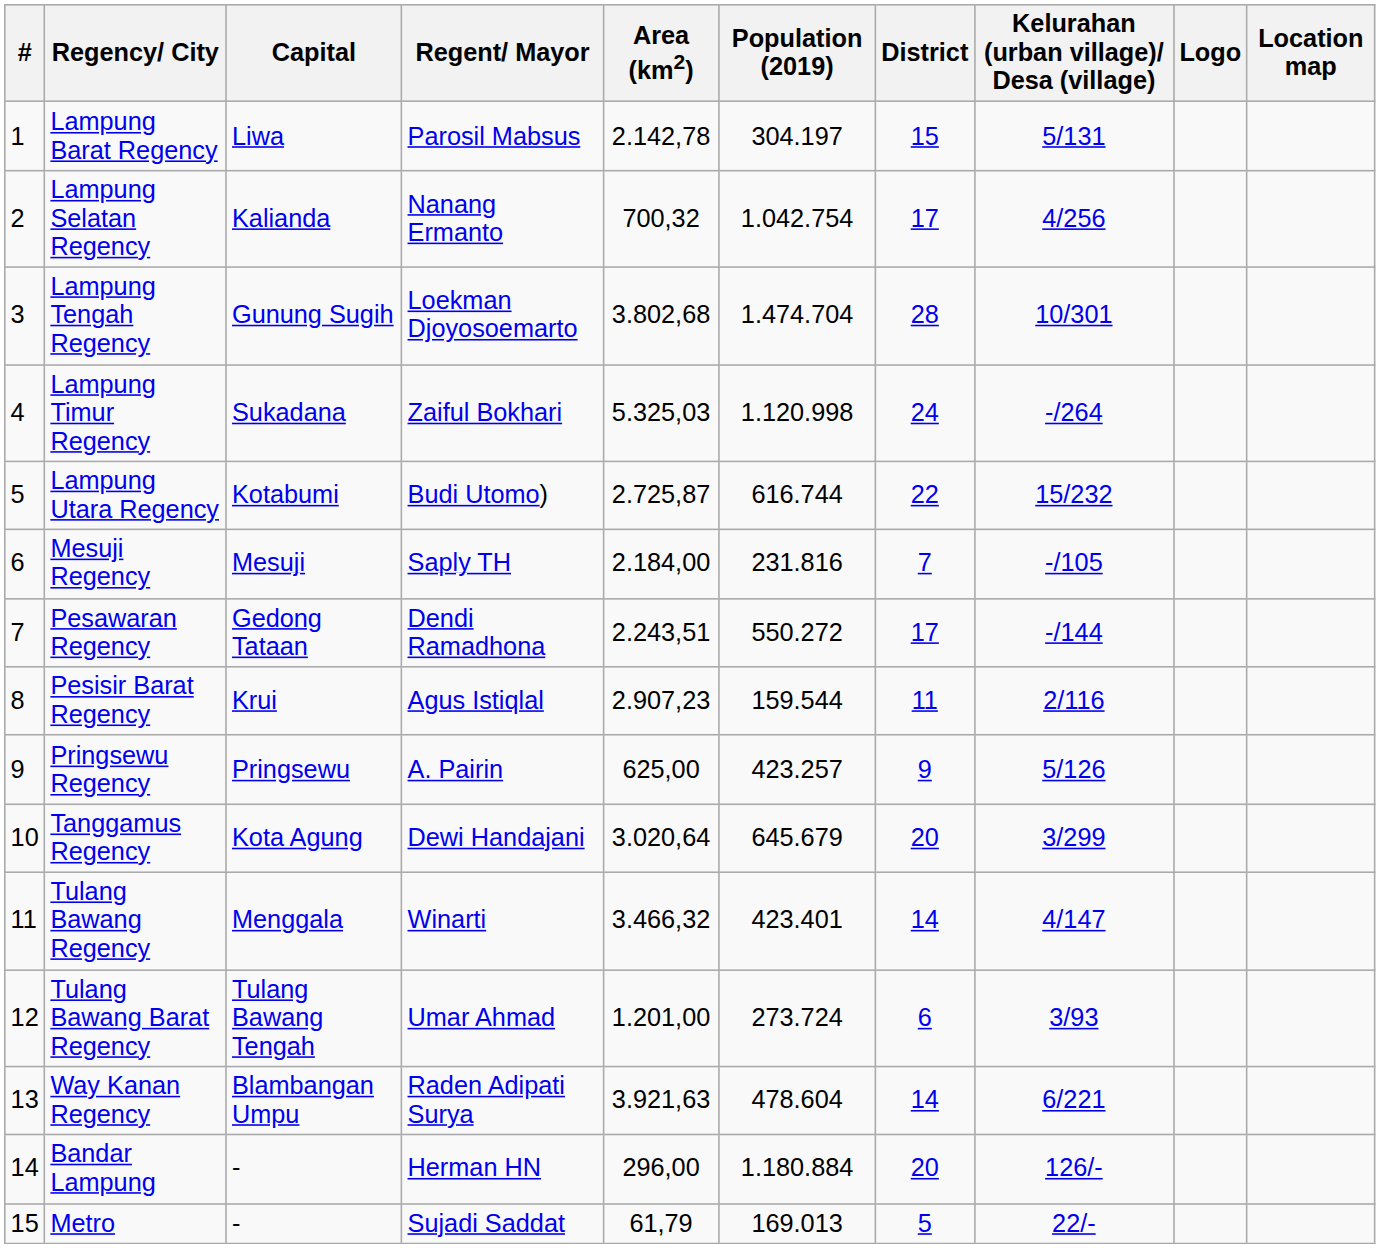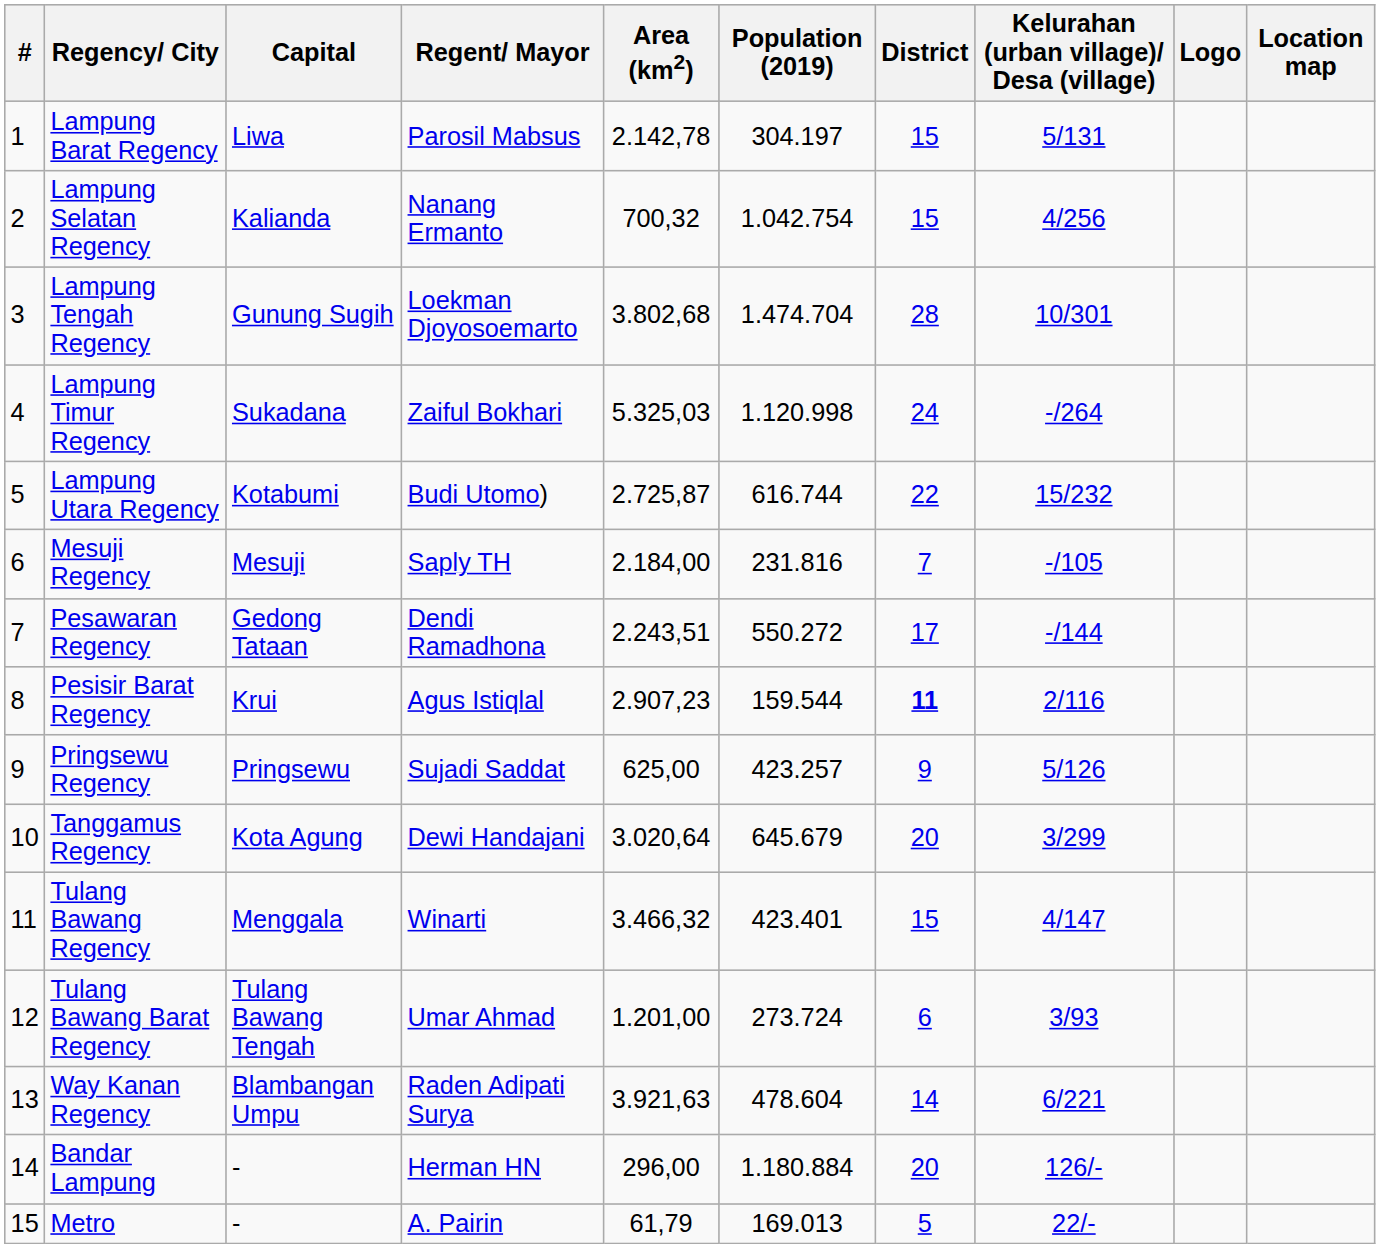(925, 218) 17 -> (925, 218) 15
(925, 700) normal -> (925, 700) bold
(455, 769) A. Pairin -> (486, 769) Sujadi Saddat
(925, 920) 14 -> (925, 920) 15
(486, 1223) Sujadi Saddat -> (455, 1223) A. Pairin
